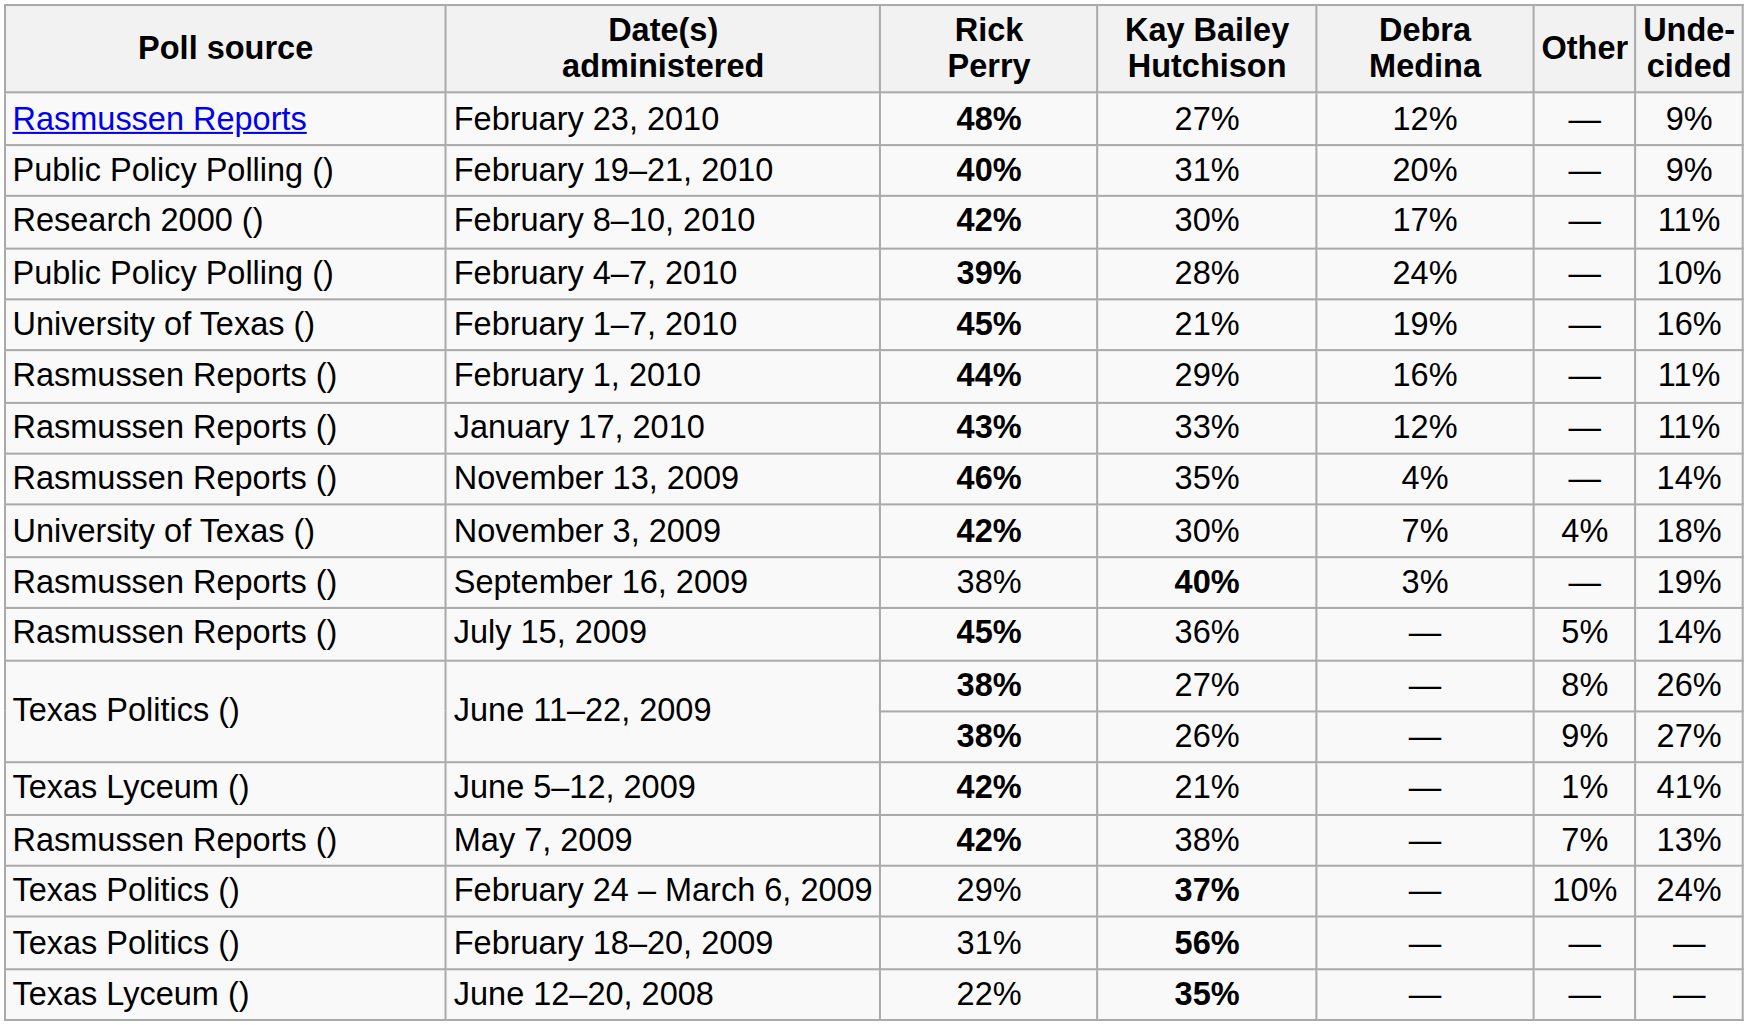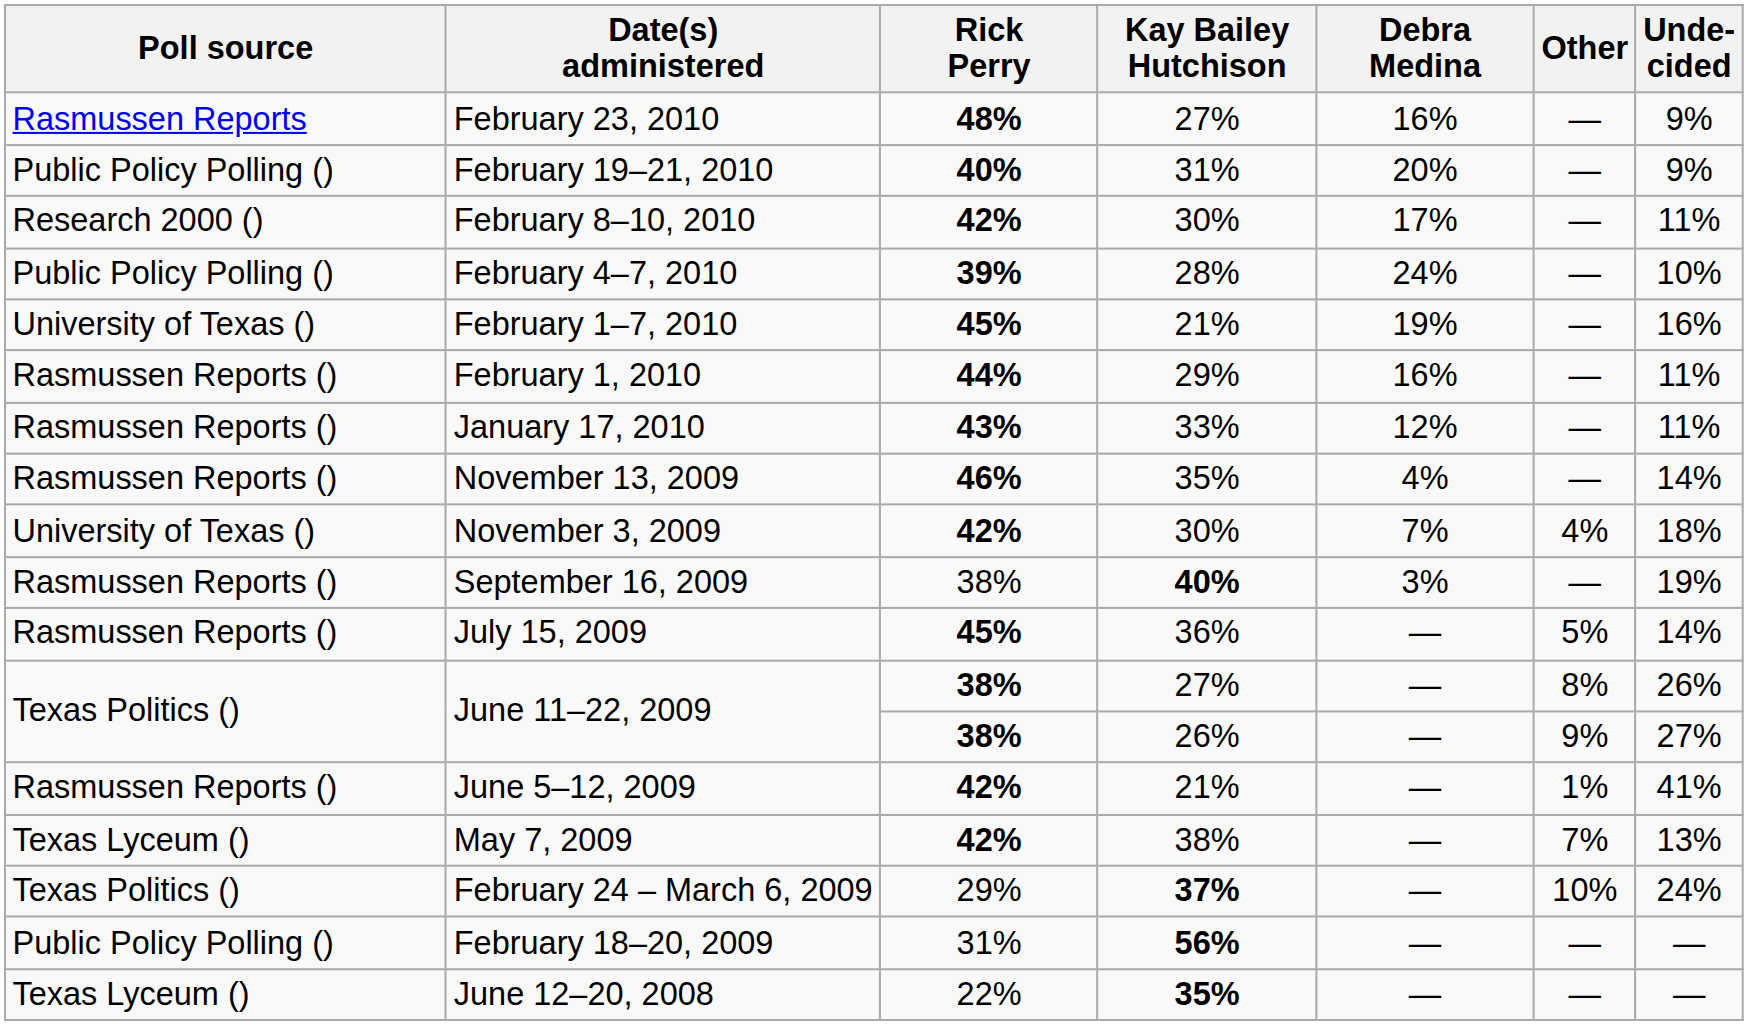(1425, 118) 12% -> (1425, 118) 16%
(131, 787) Texas Lyceum () -> (175, 787) Rasmussen Reports ()
(175, 839) Rasmussen Reports () -> (131, 839) Texas Lyceum ()
(126, 942) Texas Politics () -> (173, 942) Public Policy Polling ()
